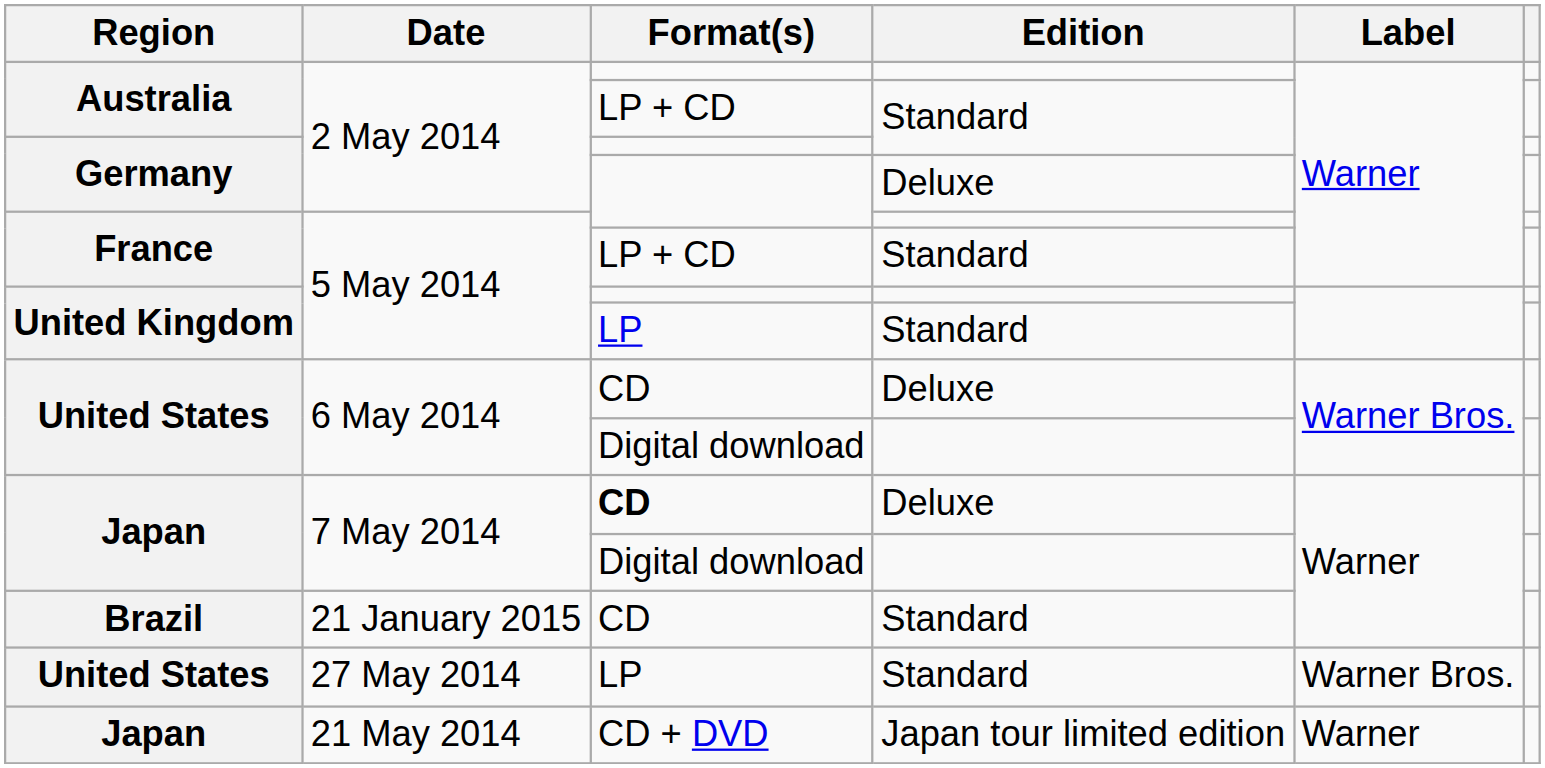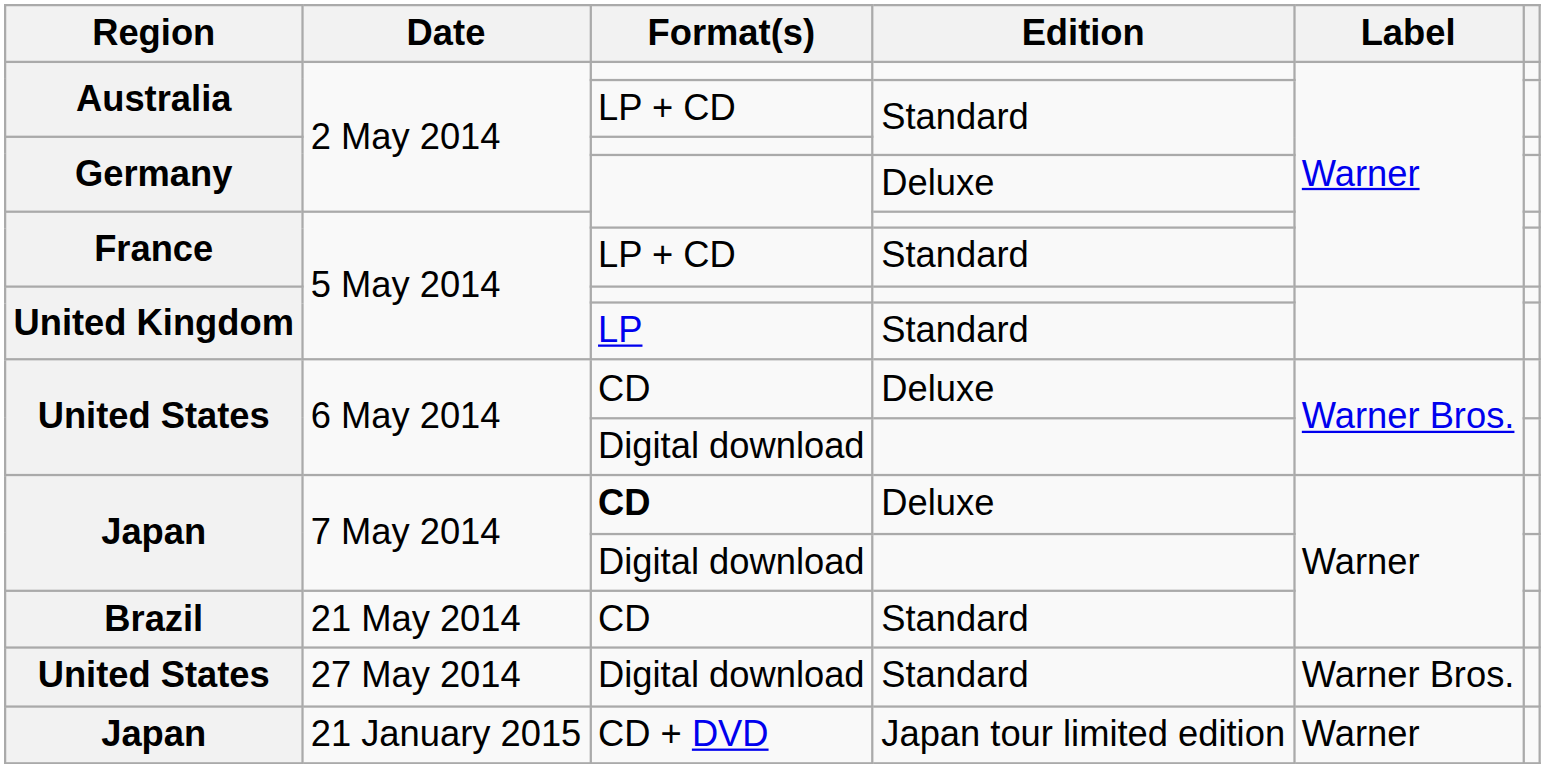(446, 618) 21 January 2015 -> (416, 618) 21 May 2014
(620, 676) LP -> (731, 676) Digital download
(416, 733) 21 May 2014 -> (446, 733) 21 January 2015
